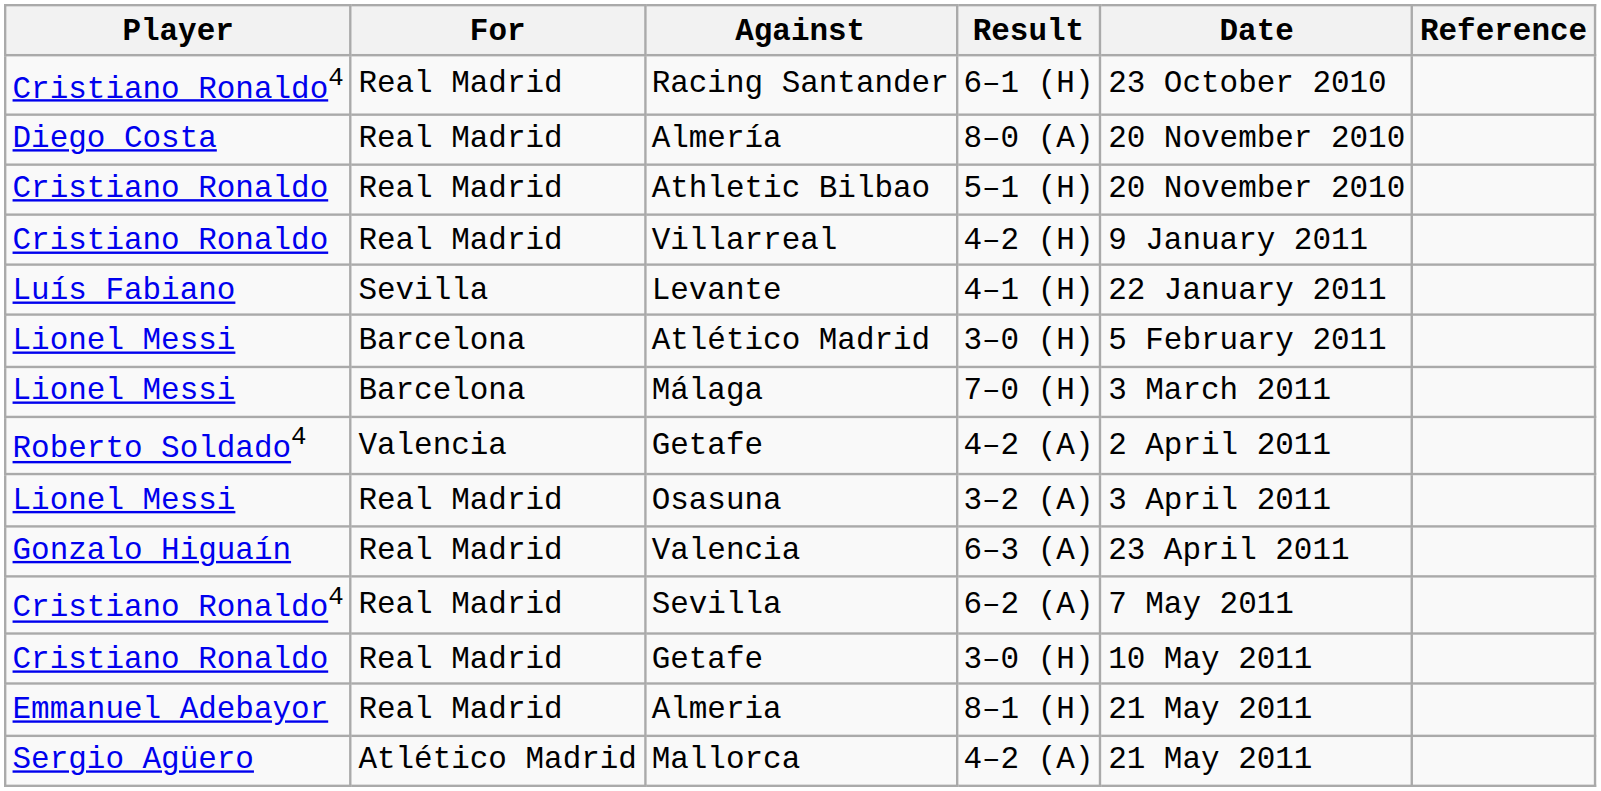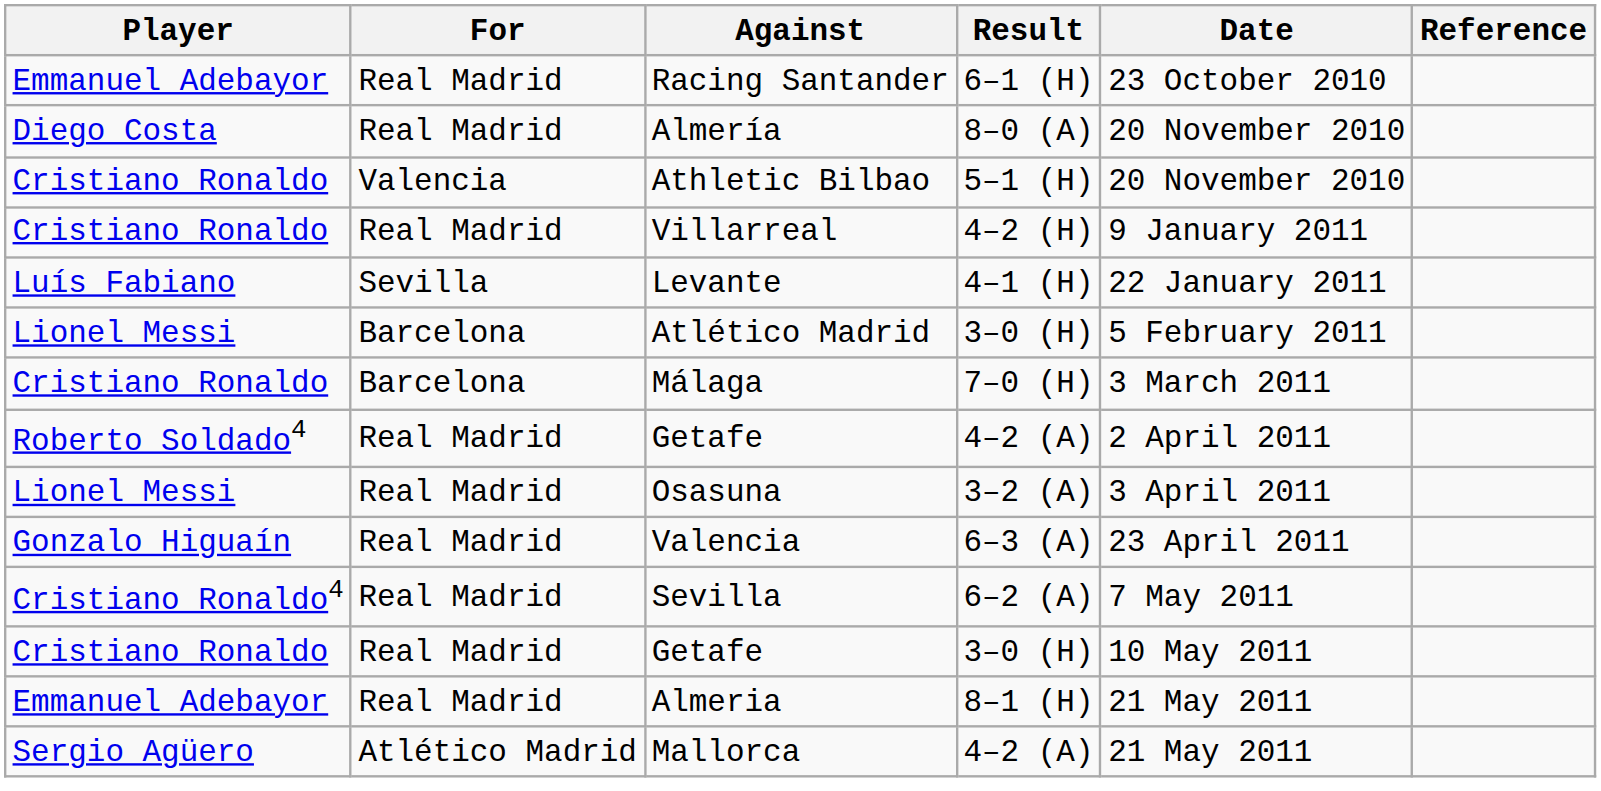(178, 85) Cristiano Ronaldo4 -> (170, 81) Emmanuel Adebayor
(461, 190) Real Madrid -> (433, 182) Valencia
(124, 391) Lionel Messi -> (170, 383) Cristiano Ronaldo
(433, 446) Valencia -> (461, 438) Real Madrid
